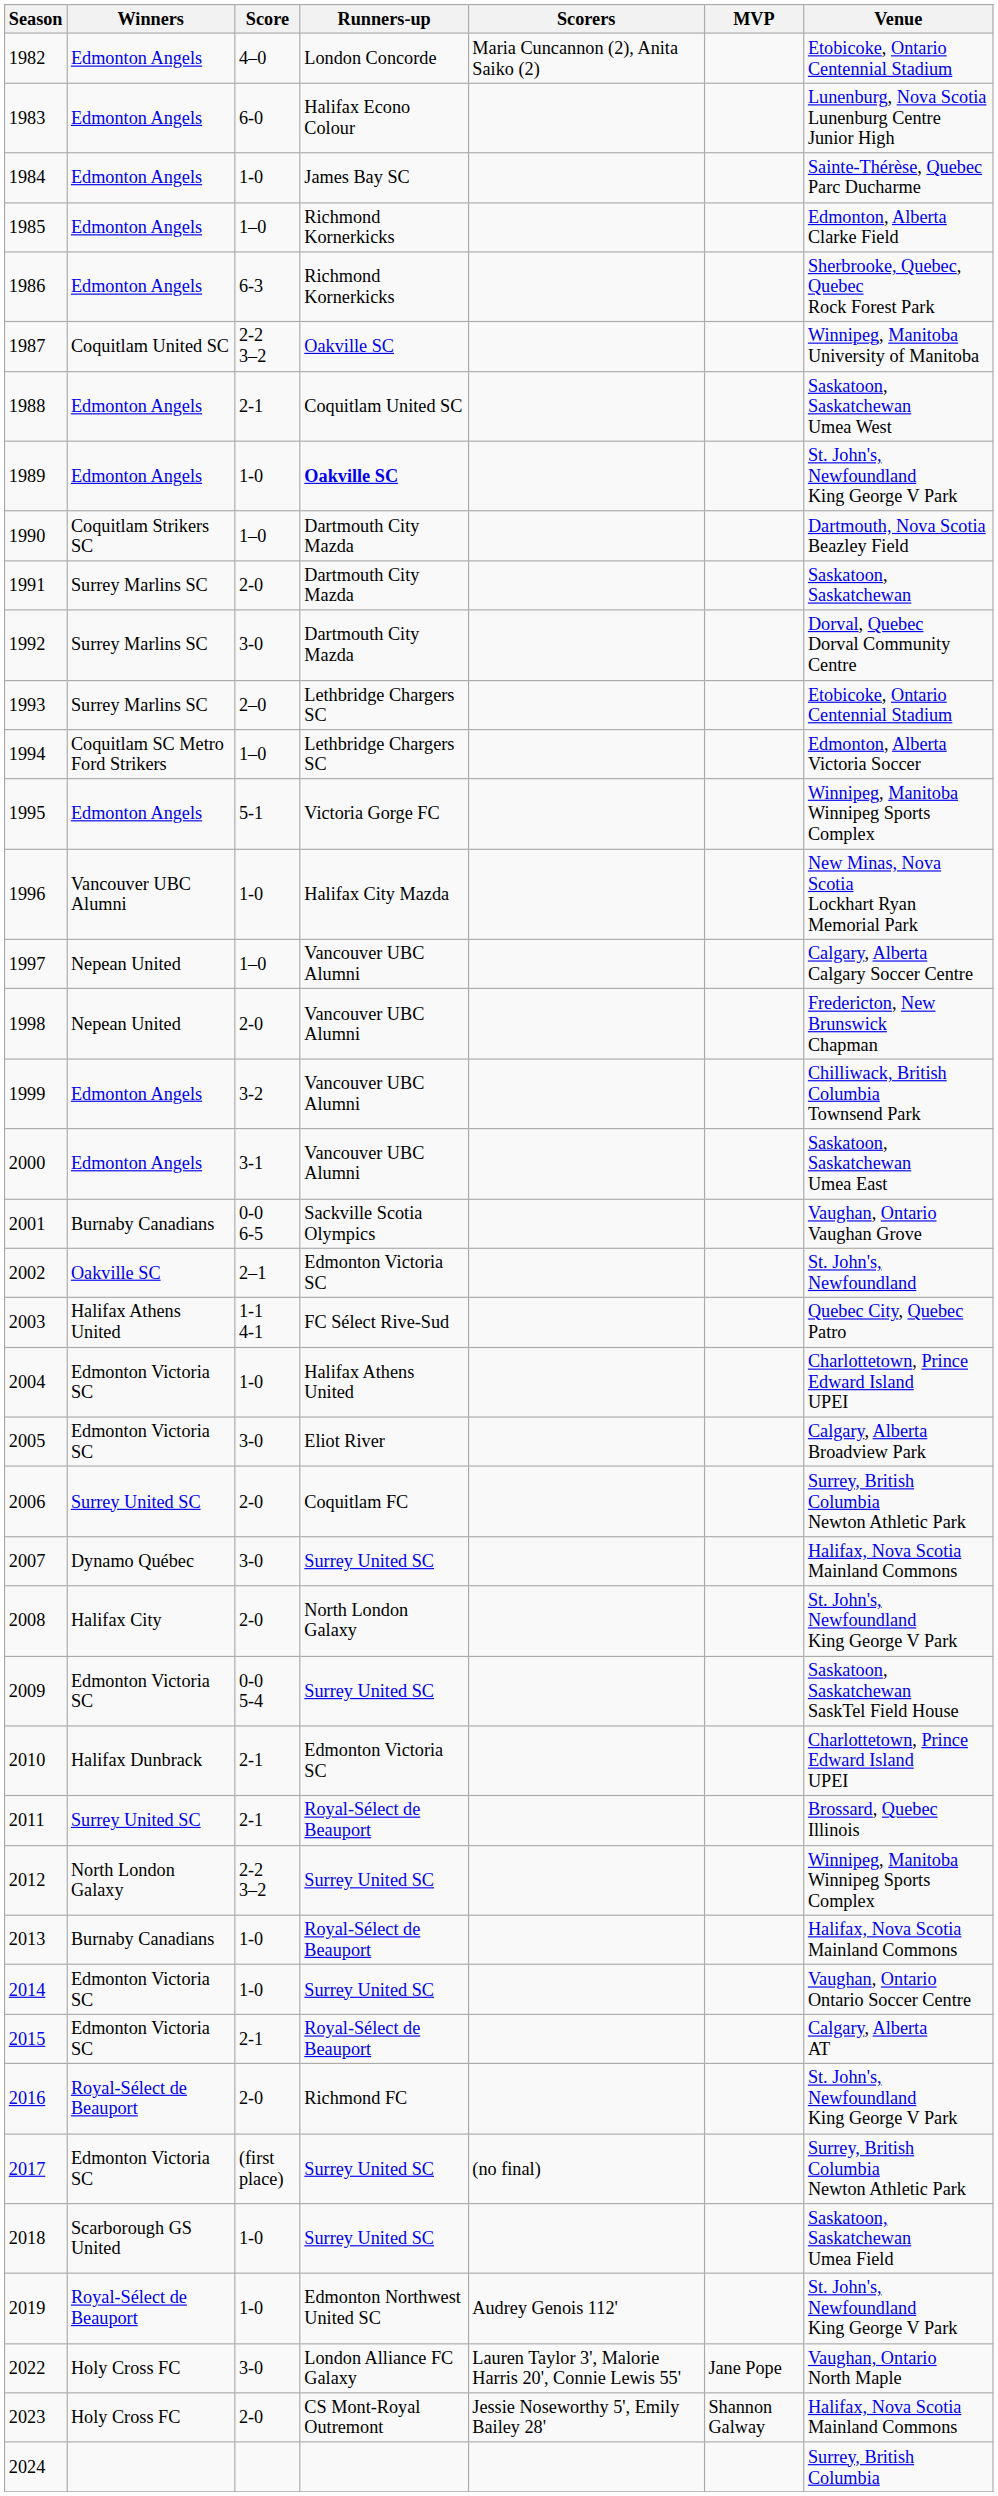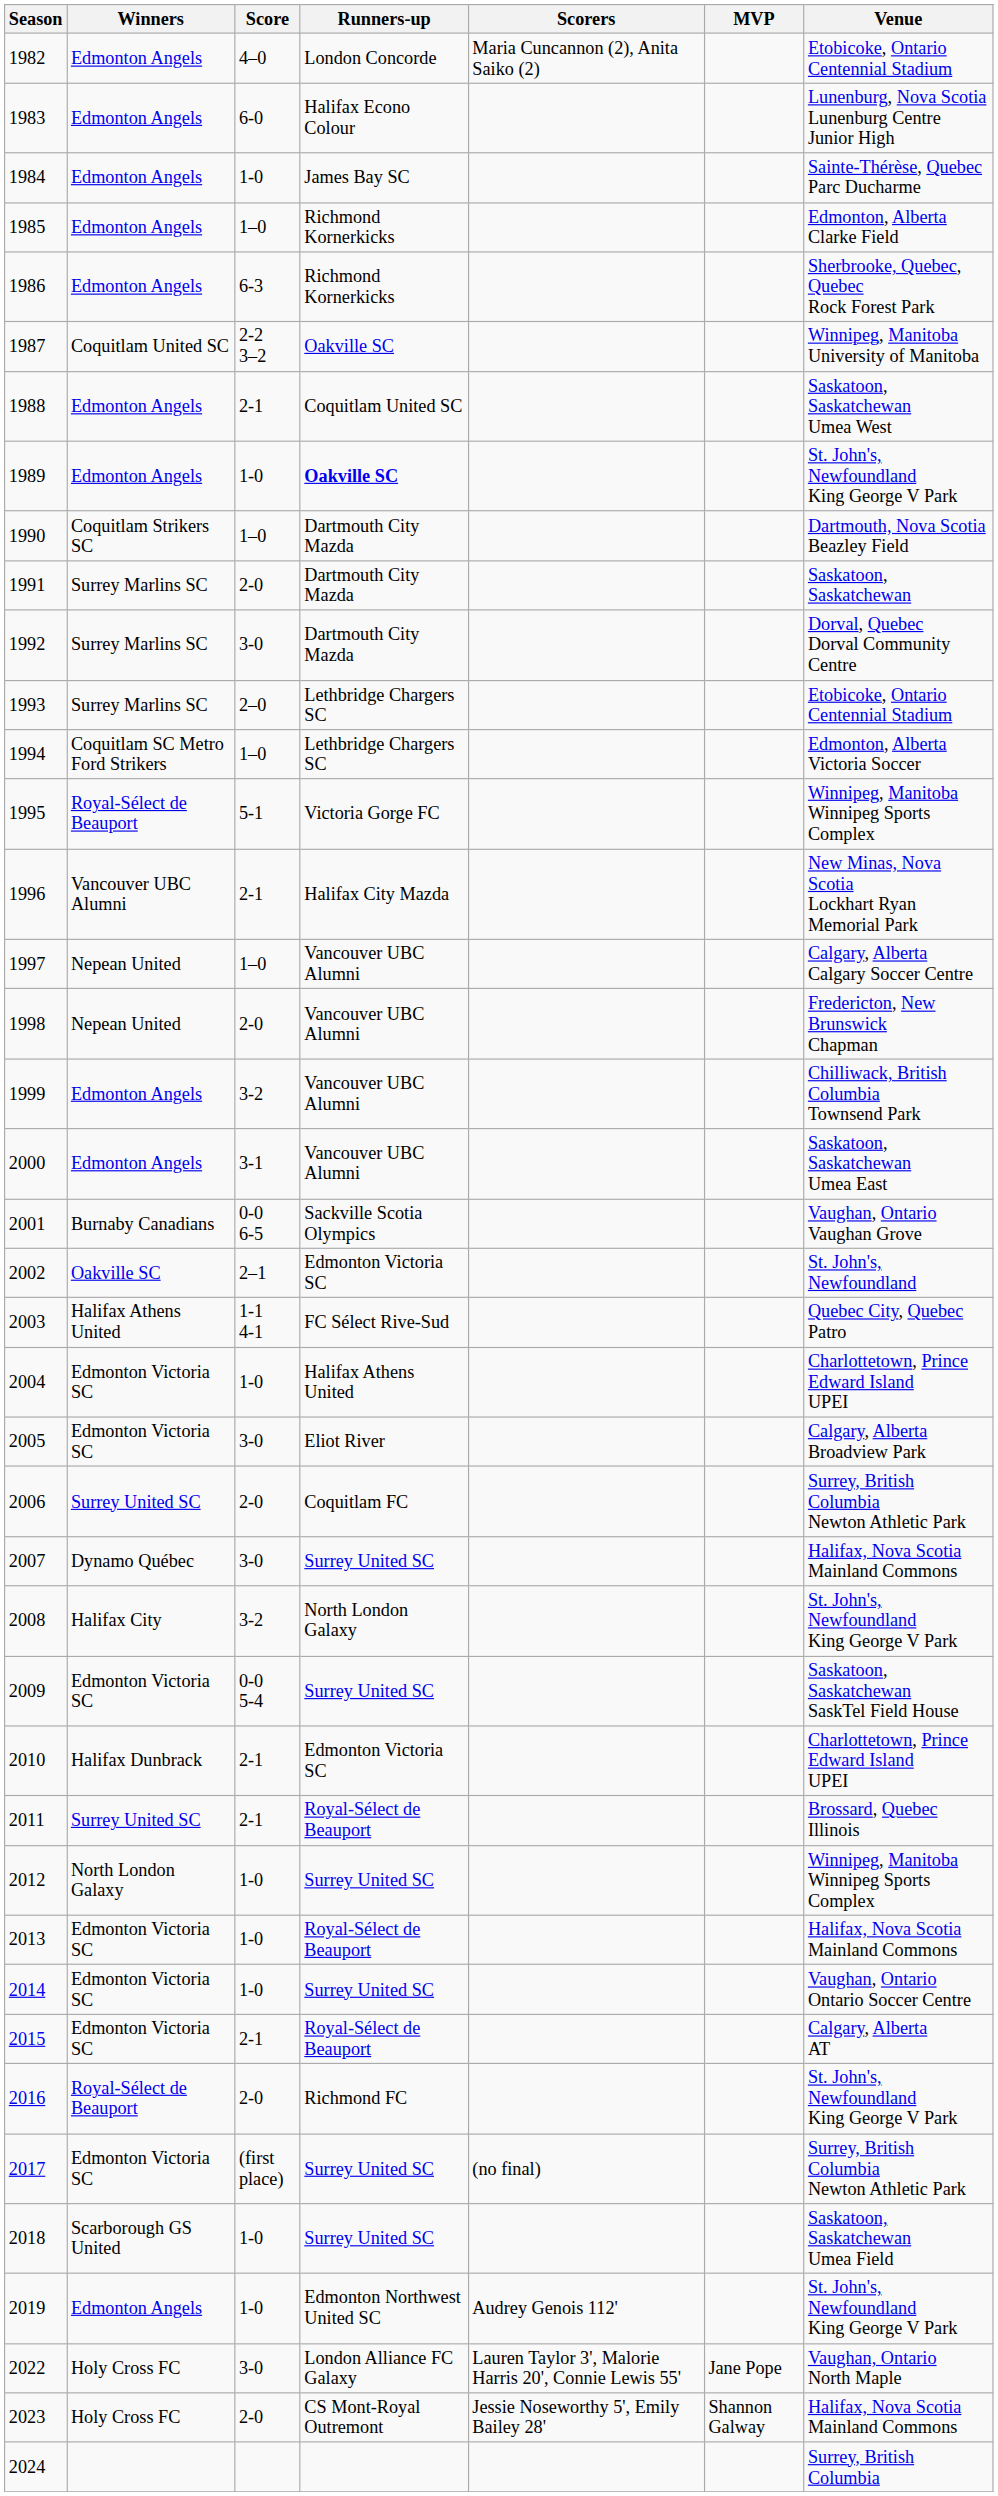(137, 813) Edmonton Angels -> (129, 813) Royal-Sélect de Beauport
(251, 894) 1-0 -> (251, 894) 2-1
(251, 1620) 2-0 -> (251, 1620) 3-2
(253, 1880) 2-2 3–2 -> (251, 1880) 1-0
(143, 1939) Burnaby Canadians -> (140, 1939) Edmonton Victoria SC
(129, 2308) Royal-Sélect de Beauport -> (137, 2308) Edmonton Angels
